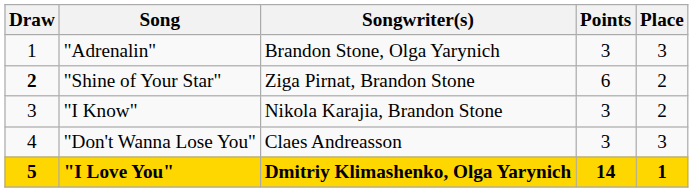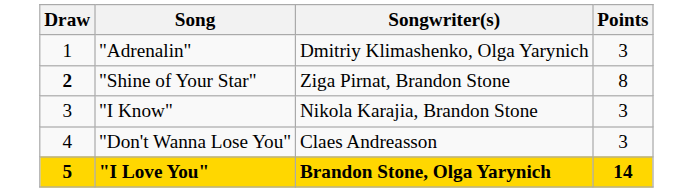- column: (662, 19)
(382, 50) Brandon Stone, Olga Yarynich -> (444, 50) Dmitriy Klimashenko, Olga Yarynich
(606, 80) 6 -> (623, 80) 8
(418, 171) Dmitriy Klimashenko, Olga Yarynich -> (426, 171) Brandon Stone, Olga Yarynich
